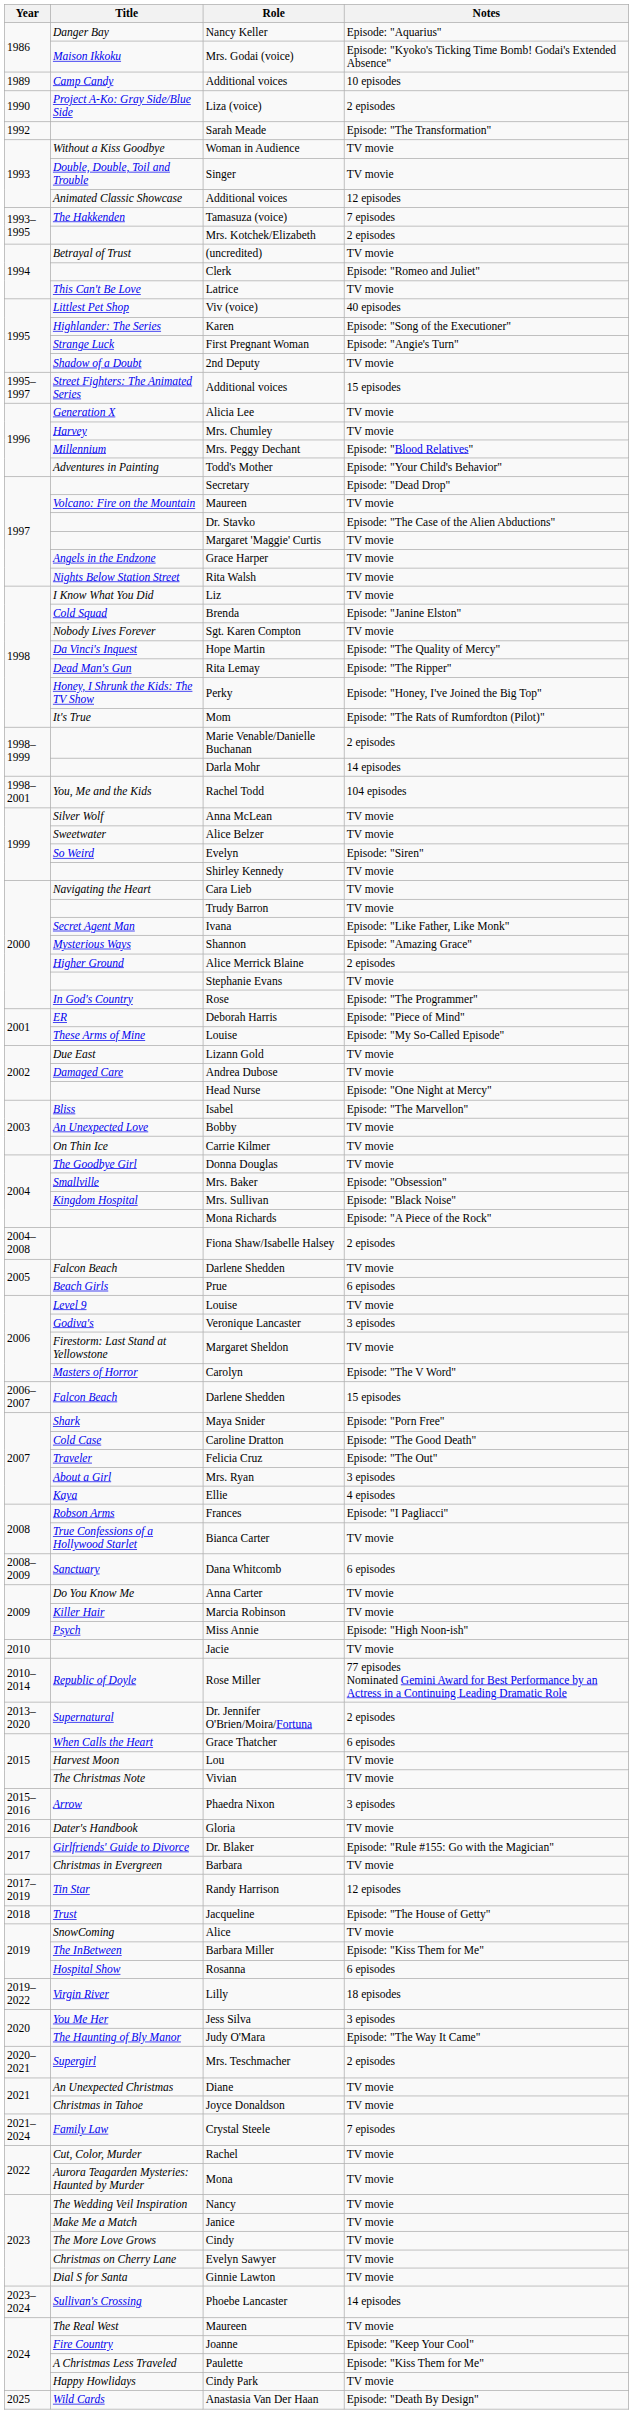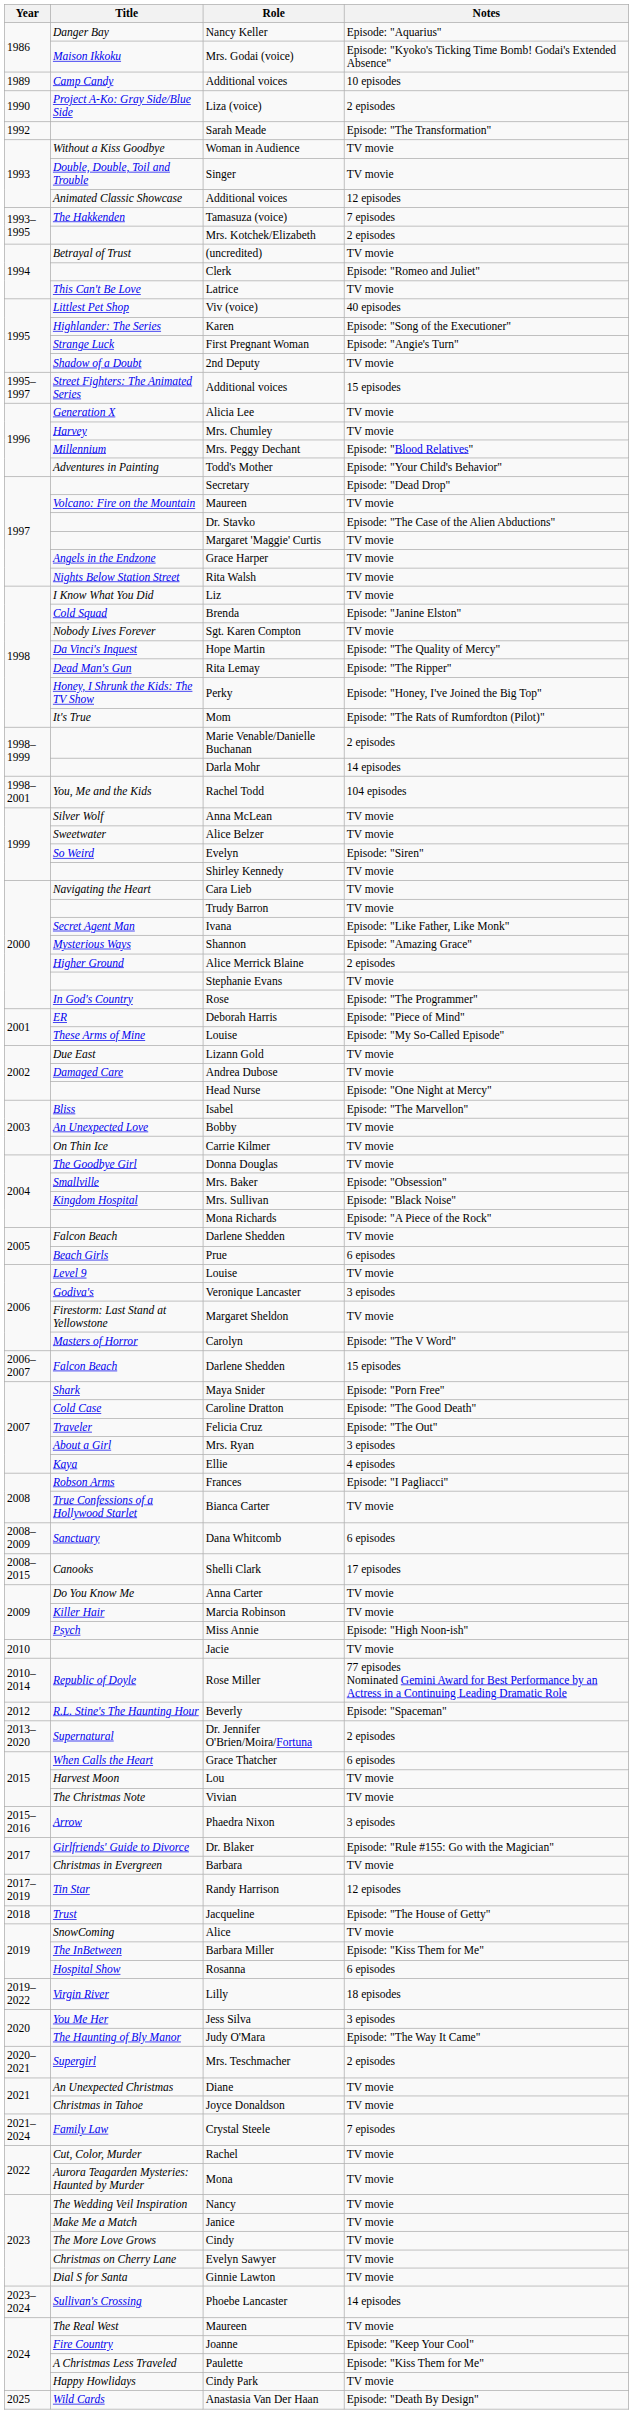- row: (21, 1243)
+ row: (21, 1569)
+ row: (19, 1711)
- row: (19, 1828)
